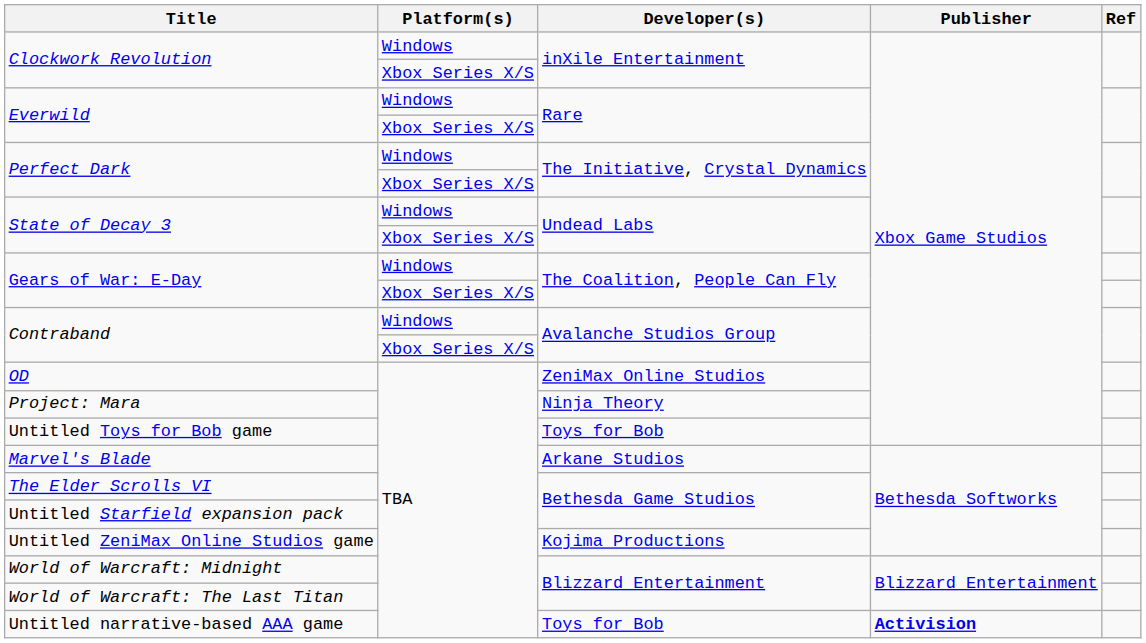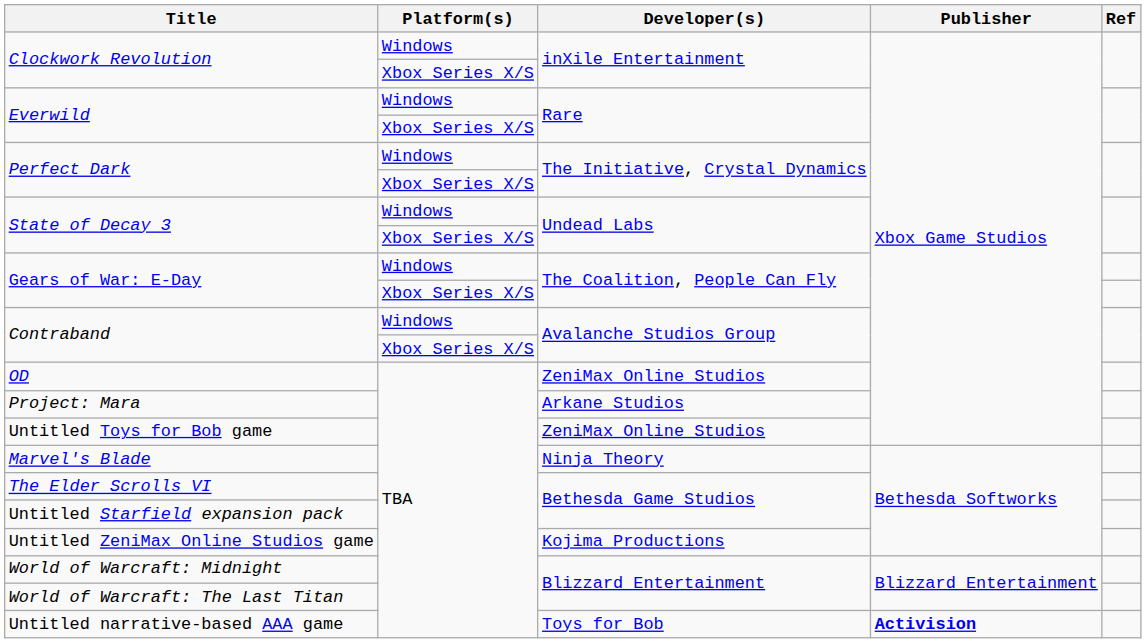(603, 404) Ninja Theory -> (613, 404) Arkane Studios
(603, 432) Toys for Bob -> (654, 432) ZeniMax Online Studios
(613, 459) Arkane Studios -> (603, 459) Ninja Theory
